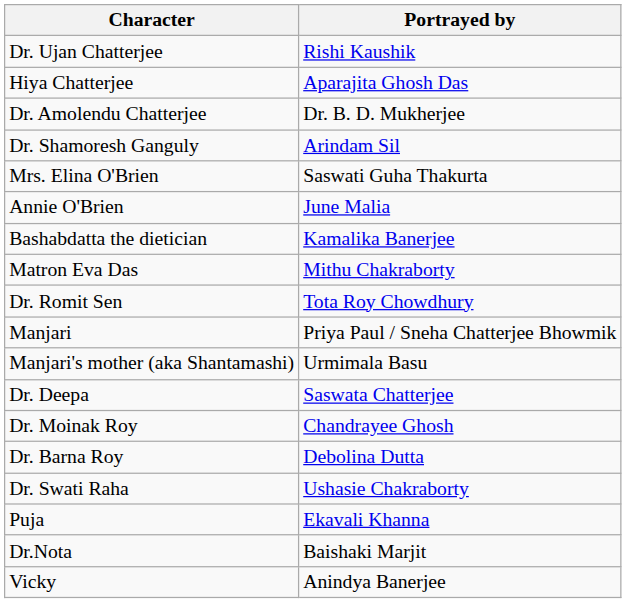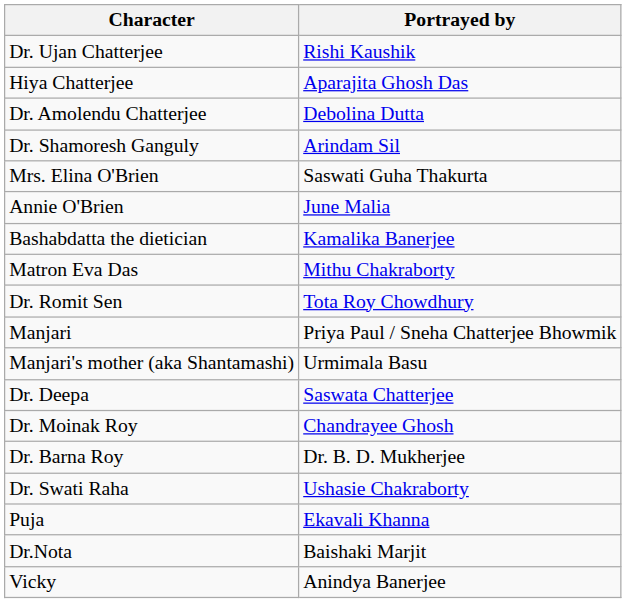(384, 113) Dr. B. D. Mukherjee -> (364, 113) Debolina Dutta
(364, 457) Debolina Dutta -> (384, 457) Dr. B. D. Mukherjee
